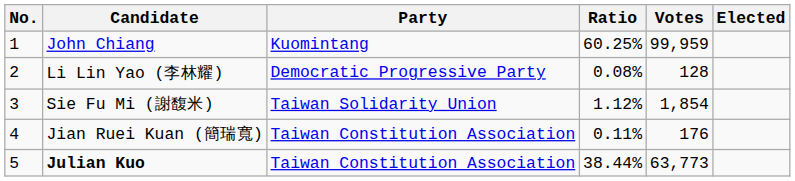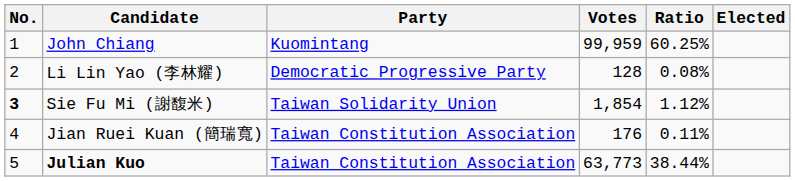columns swapped: (679, 18) <-> (613, 18)
(14, 104) normal -> (14, 104) bold
